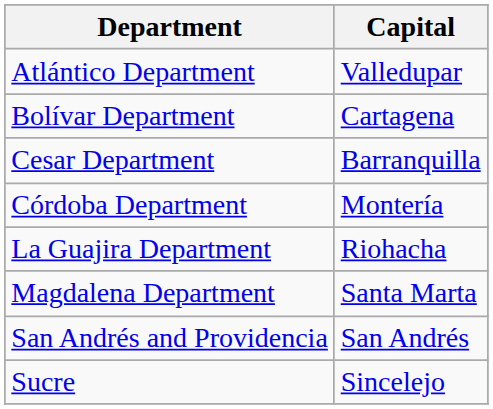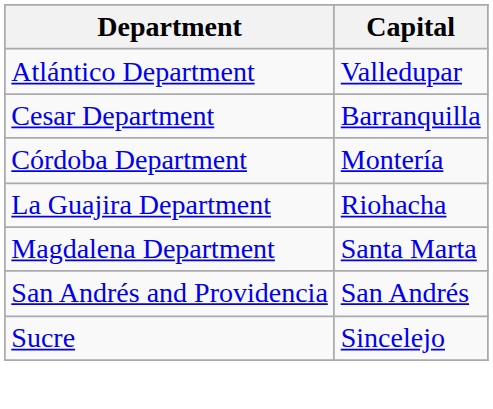- row: (123, 115)
